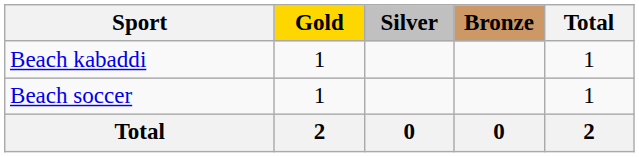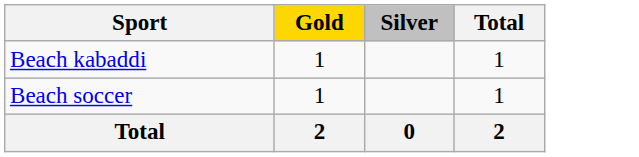- column: (499, 22)
